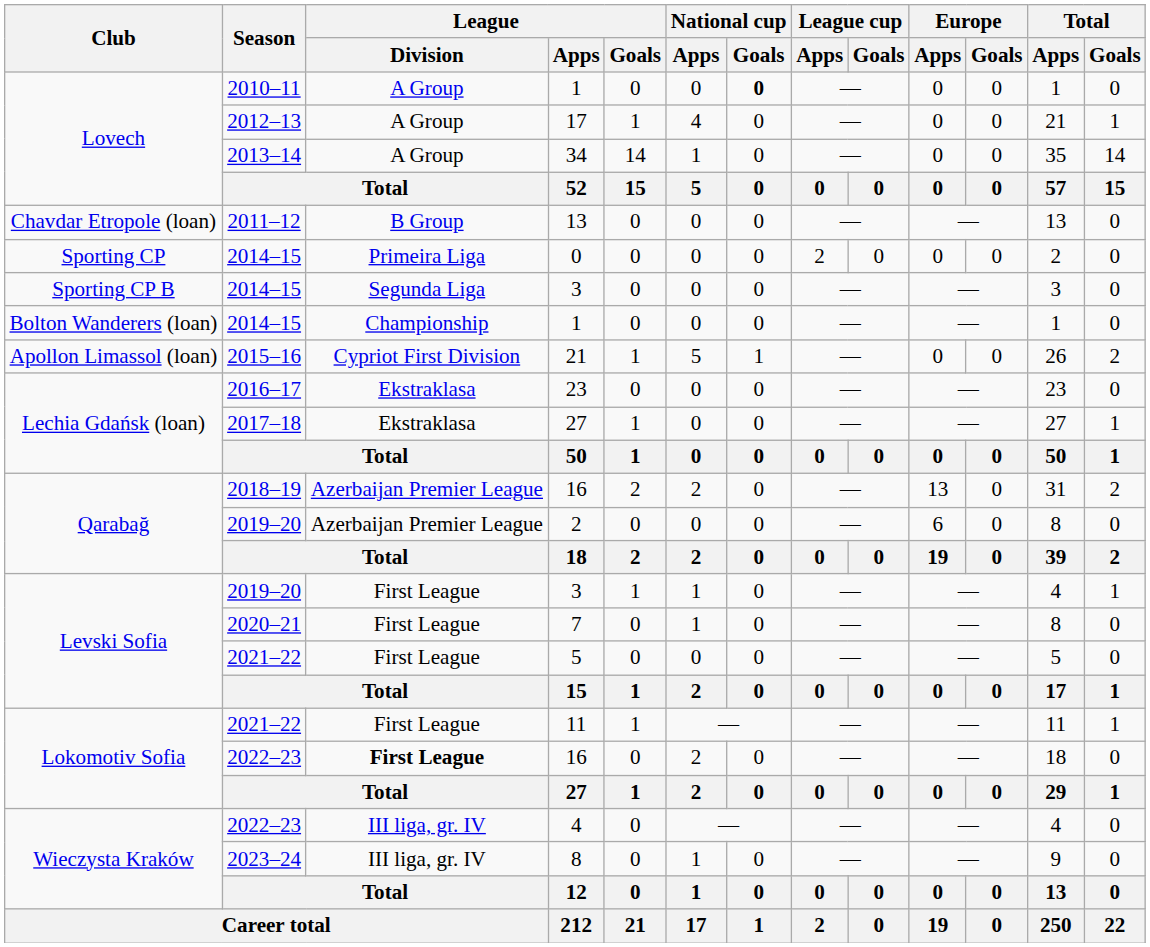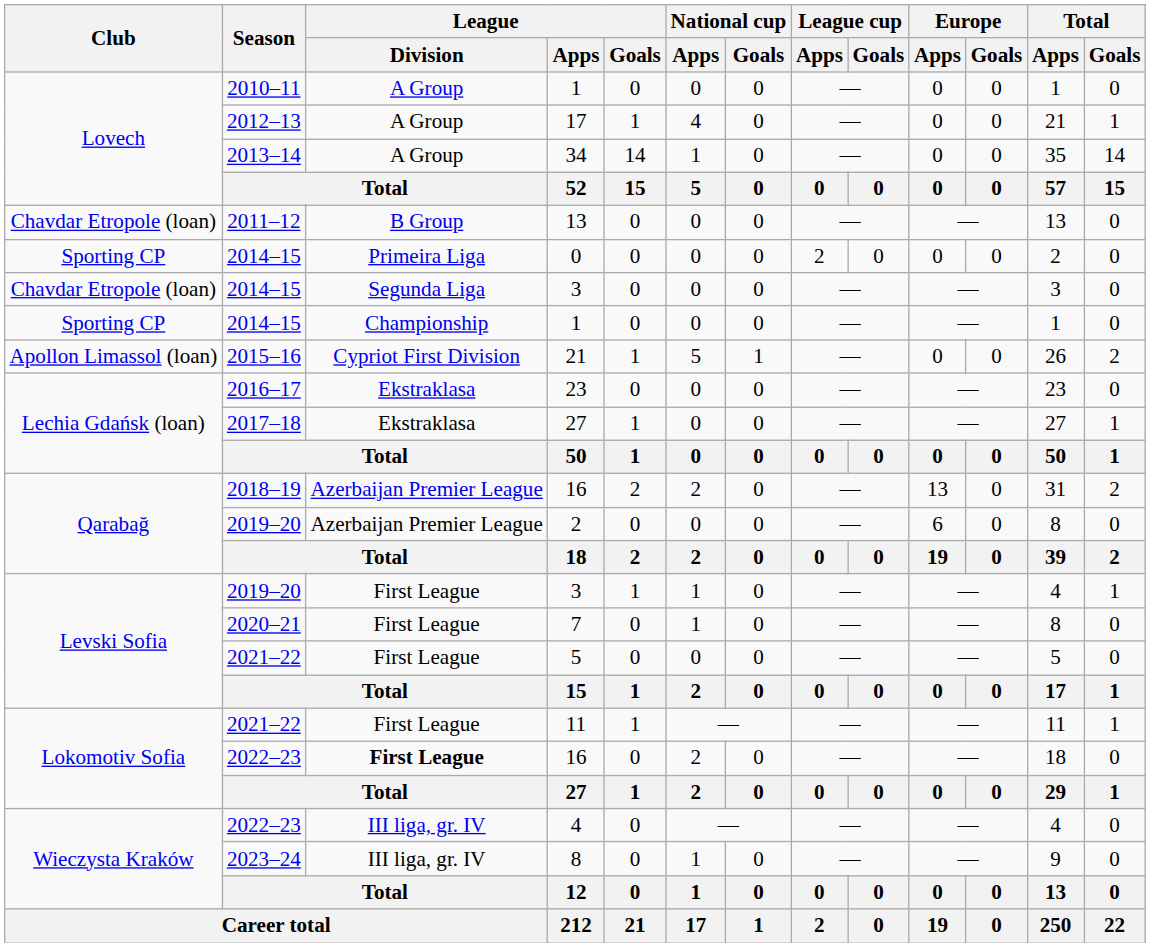(759, 88) bold -> (758, 88) normal
(113, 289) Sporting CP B -> (113, 289) Chavdar Etropole (loan)
(113, 322) Bolton Wanderers (loan) -> (113, 322) Sporting CP
